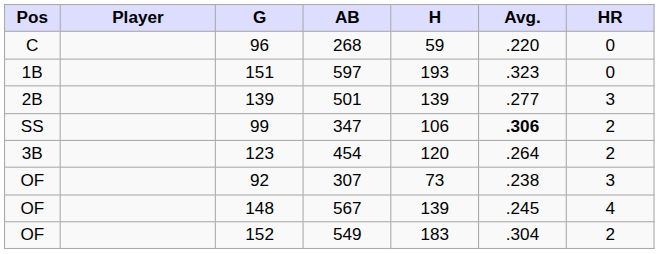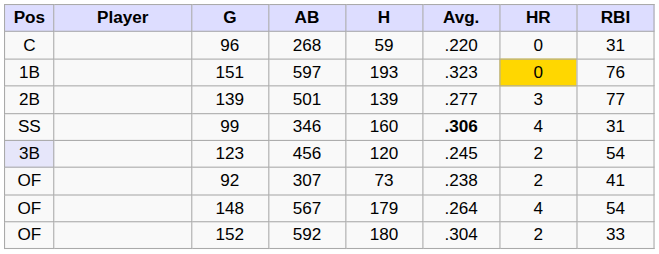+ column: (615, 18)
(610, 72) no background -> (538, 72) gold background
(347, 126) 347 -> (307, 126) 346
(435, 126) 106 -> (384, 126) 160
(610, 126) 2 -> (538, 126) 4
(32, 153) no background -> (29, 153) lavender background
(347, 153) 454 -> (307, 153) 456
(522, 153) .264 -> (461, 153) .245
(610, 180) 3 -> (538, 180) 2
(435, 208) 139 -> (384, 208) 179
(522, 208) .245 -> (461, 208) .264
(347, 235) 549 -> (307, 235) 592
(435, 235) 183 -> (384, 235) 180
